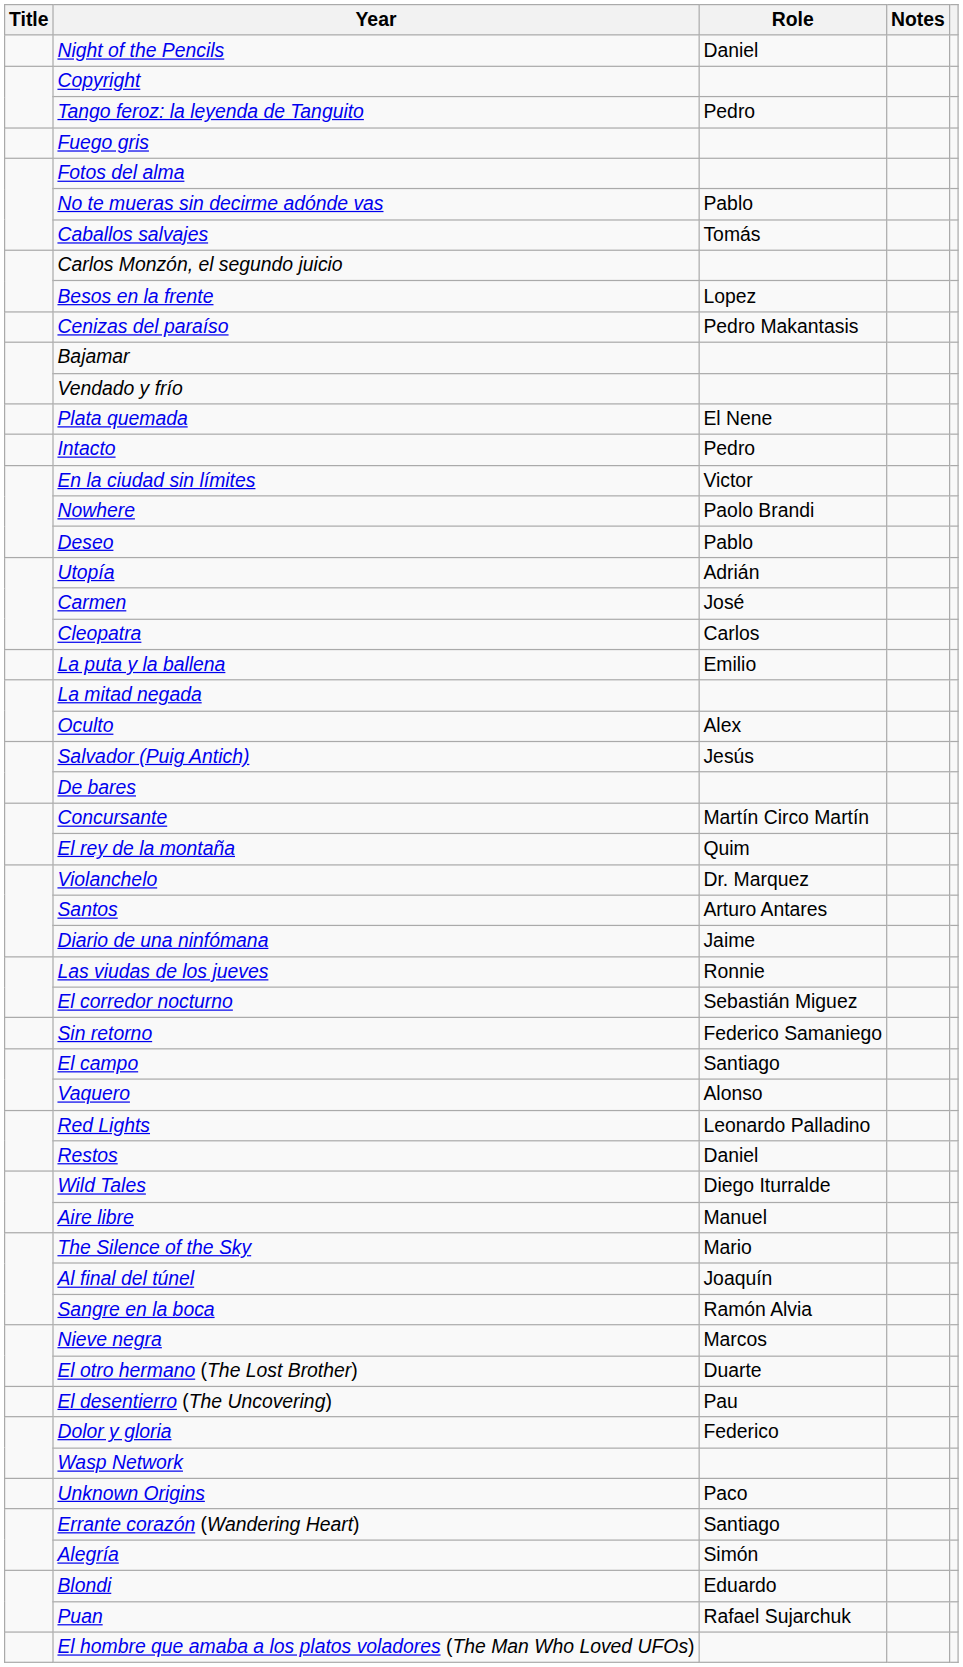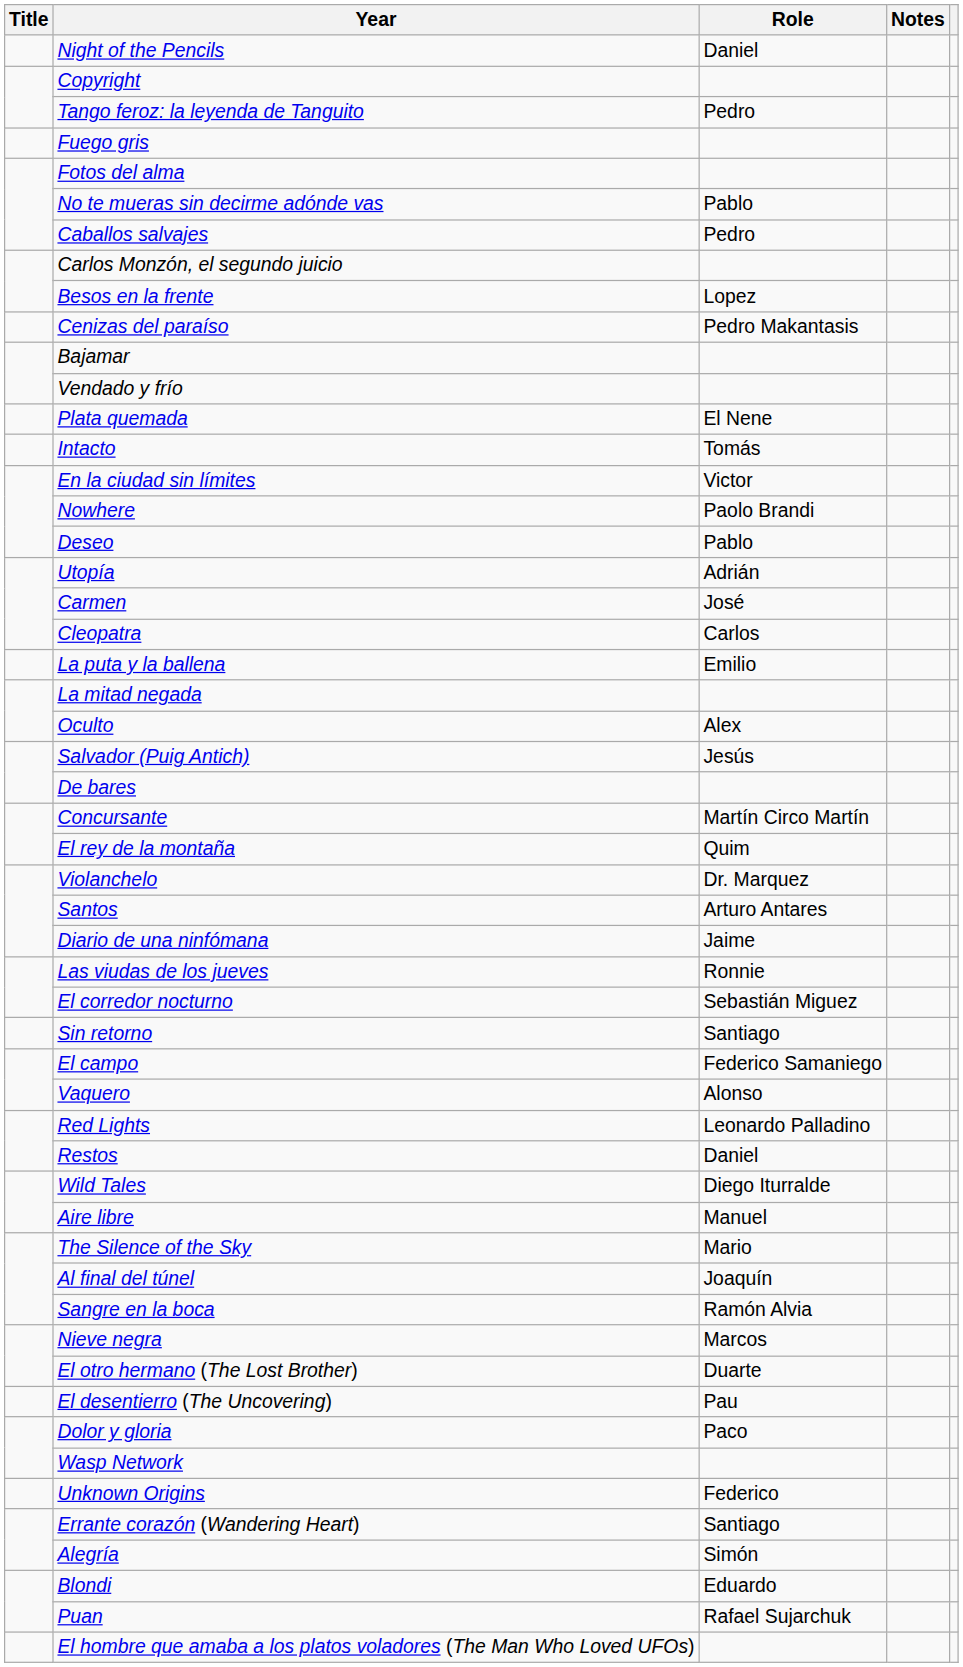(732, 234) Tomás -> (729, 234) Pedro
(729, 449) Pedro -> (732, 449) Tomás
(793, 1033) Federico Samaniego -> (742, 1033) Santiago
(742, 1063) Santiago -> (793, 1063) Federico Samaniego
(741, 1432) Federico -> (726, 1432) Paco
(726, 1493) Paco -> (741, 1493) Federico
